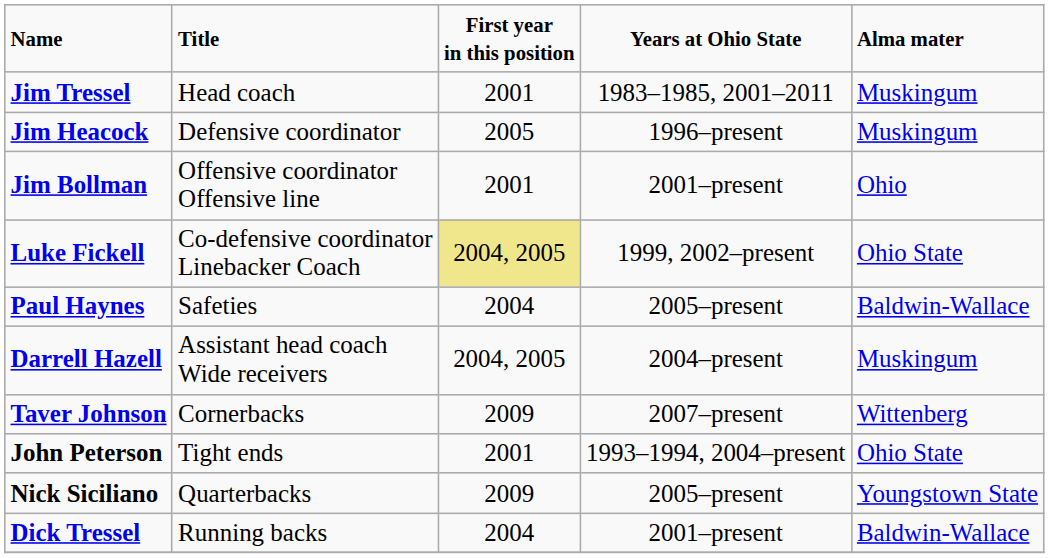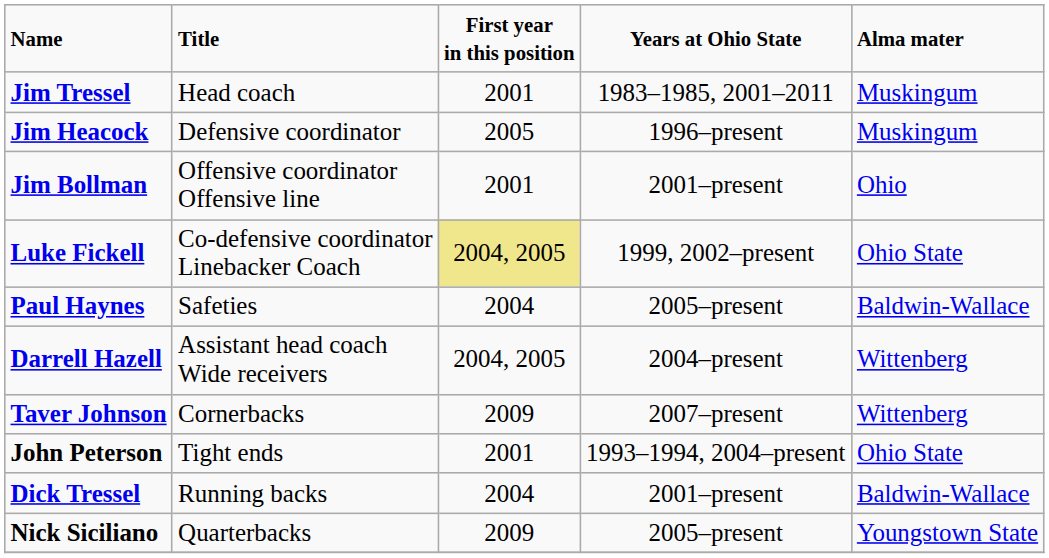(917, 360) Muskingum -> (912, 360) Wittenberg
rows swapped: (84, 492) <-> (75, 532)
